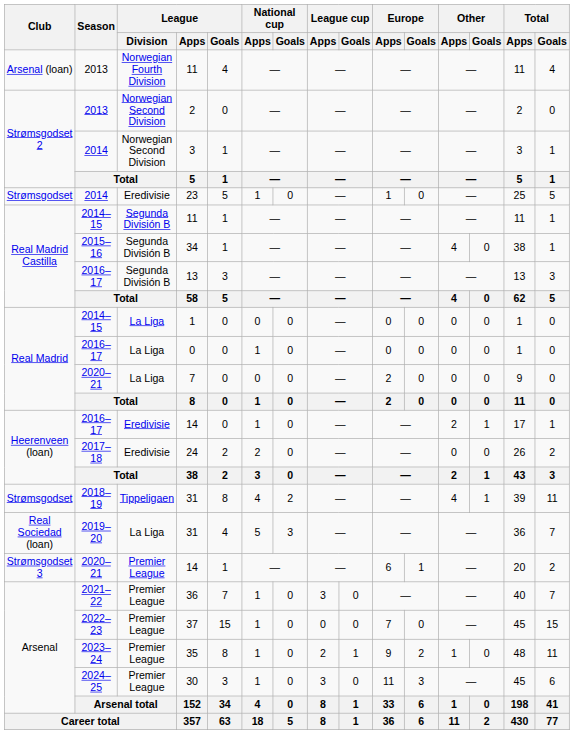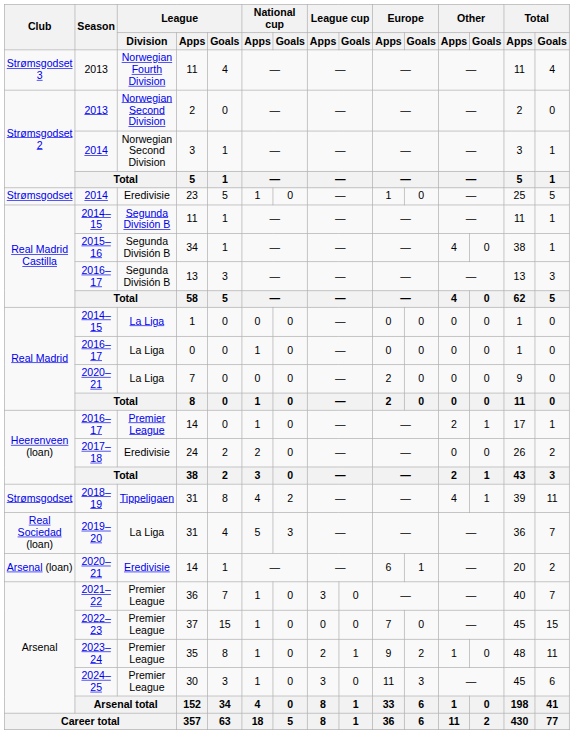(40, 70) Arsenal (loan) -> (40, 70) Strømsgodset 3
(147, 424) Eredivisie -> (147, 424) Premier League
(40, 567) Strømsgodset 3 -> (40, 567) Arsenal (loan)
(147, 567) Premier League -> (147, 567) Eredivisie
